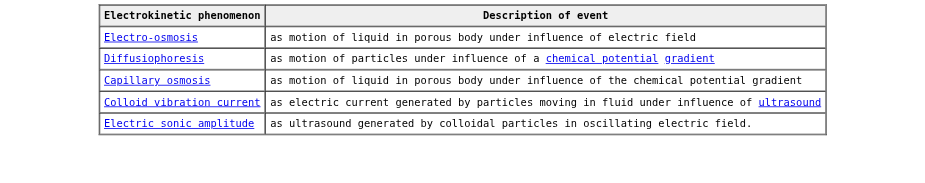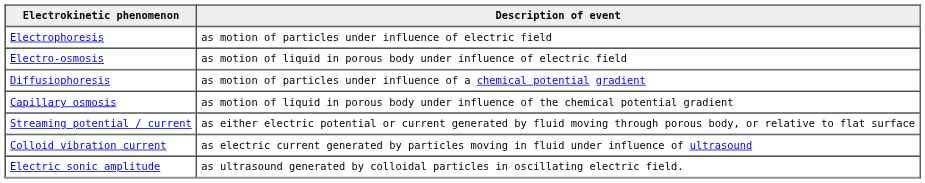+ row: (57, 37)
+ row: (101, 124)
